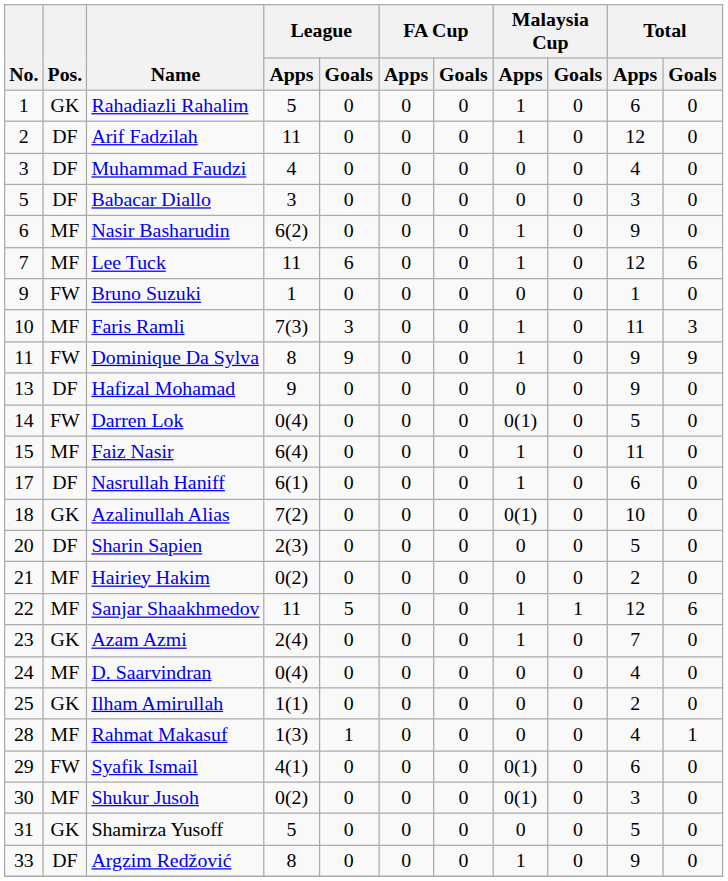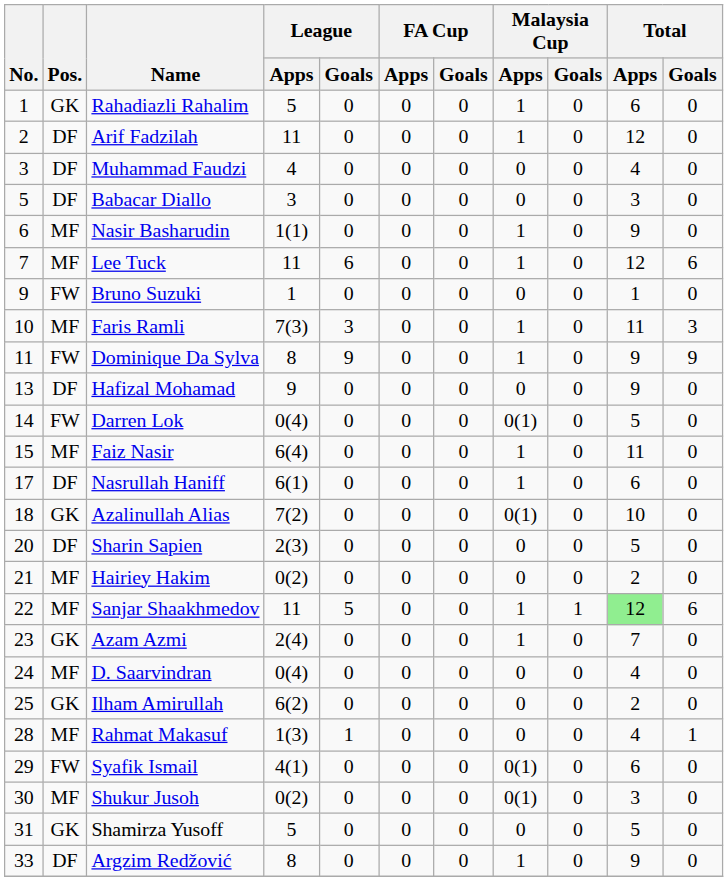(292, 231) 6(2) -> (292, 231) 1(1)
(635, 608) no background -> (635, 608) lightgreen background
(292, 703) 1(1) -> (292, 703) 6(2)
